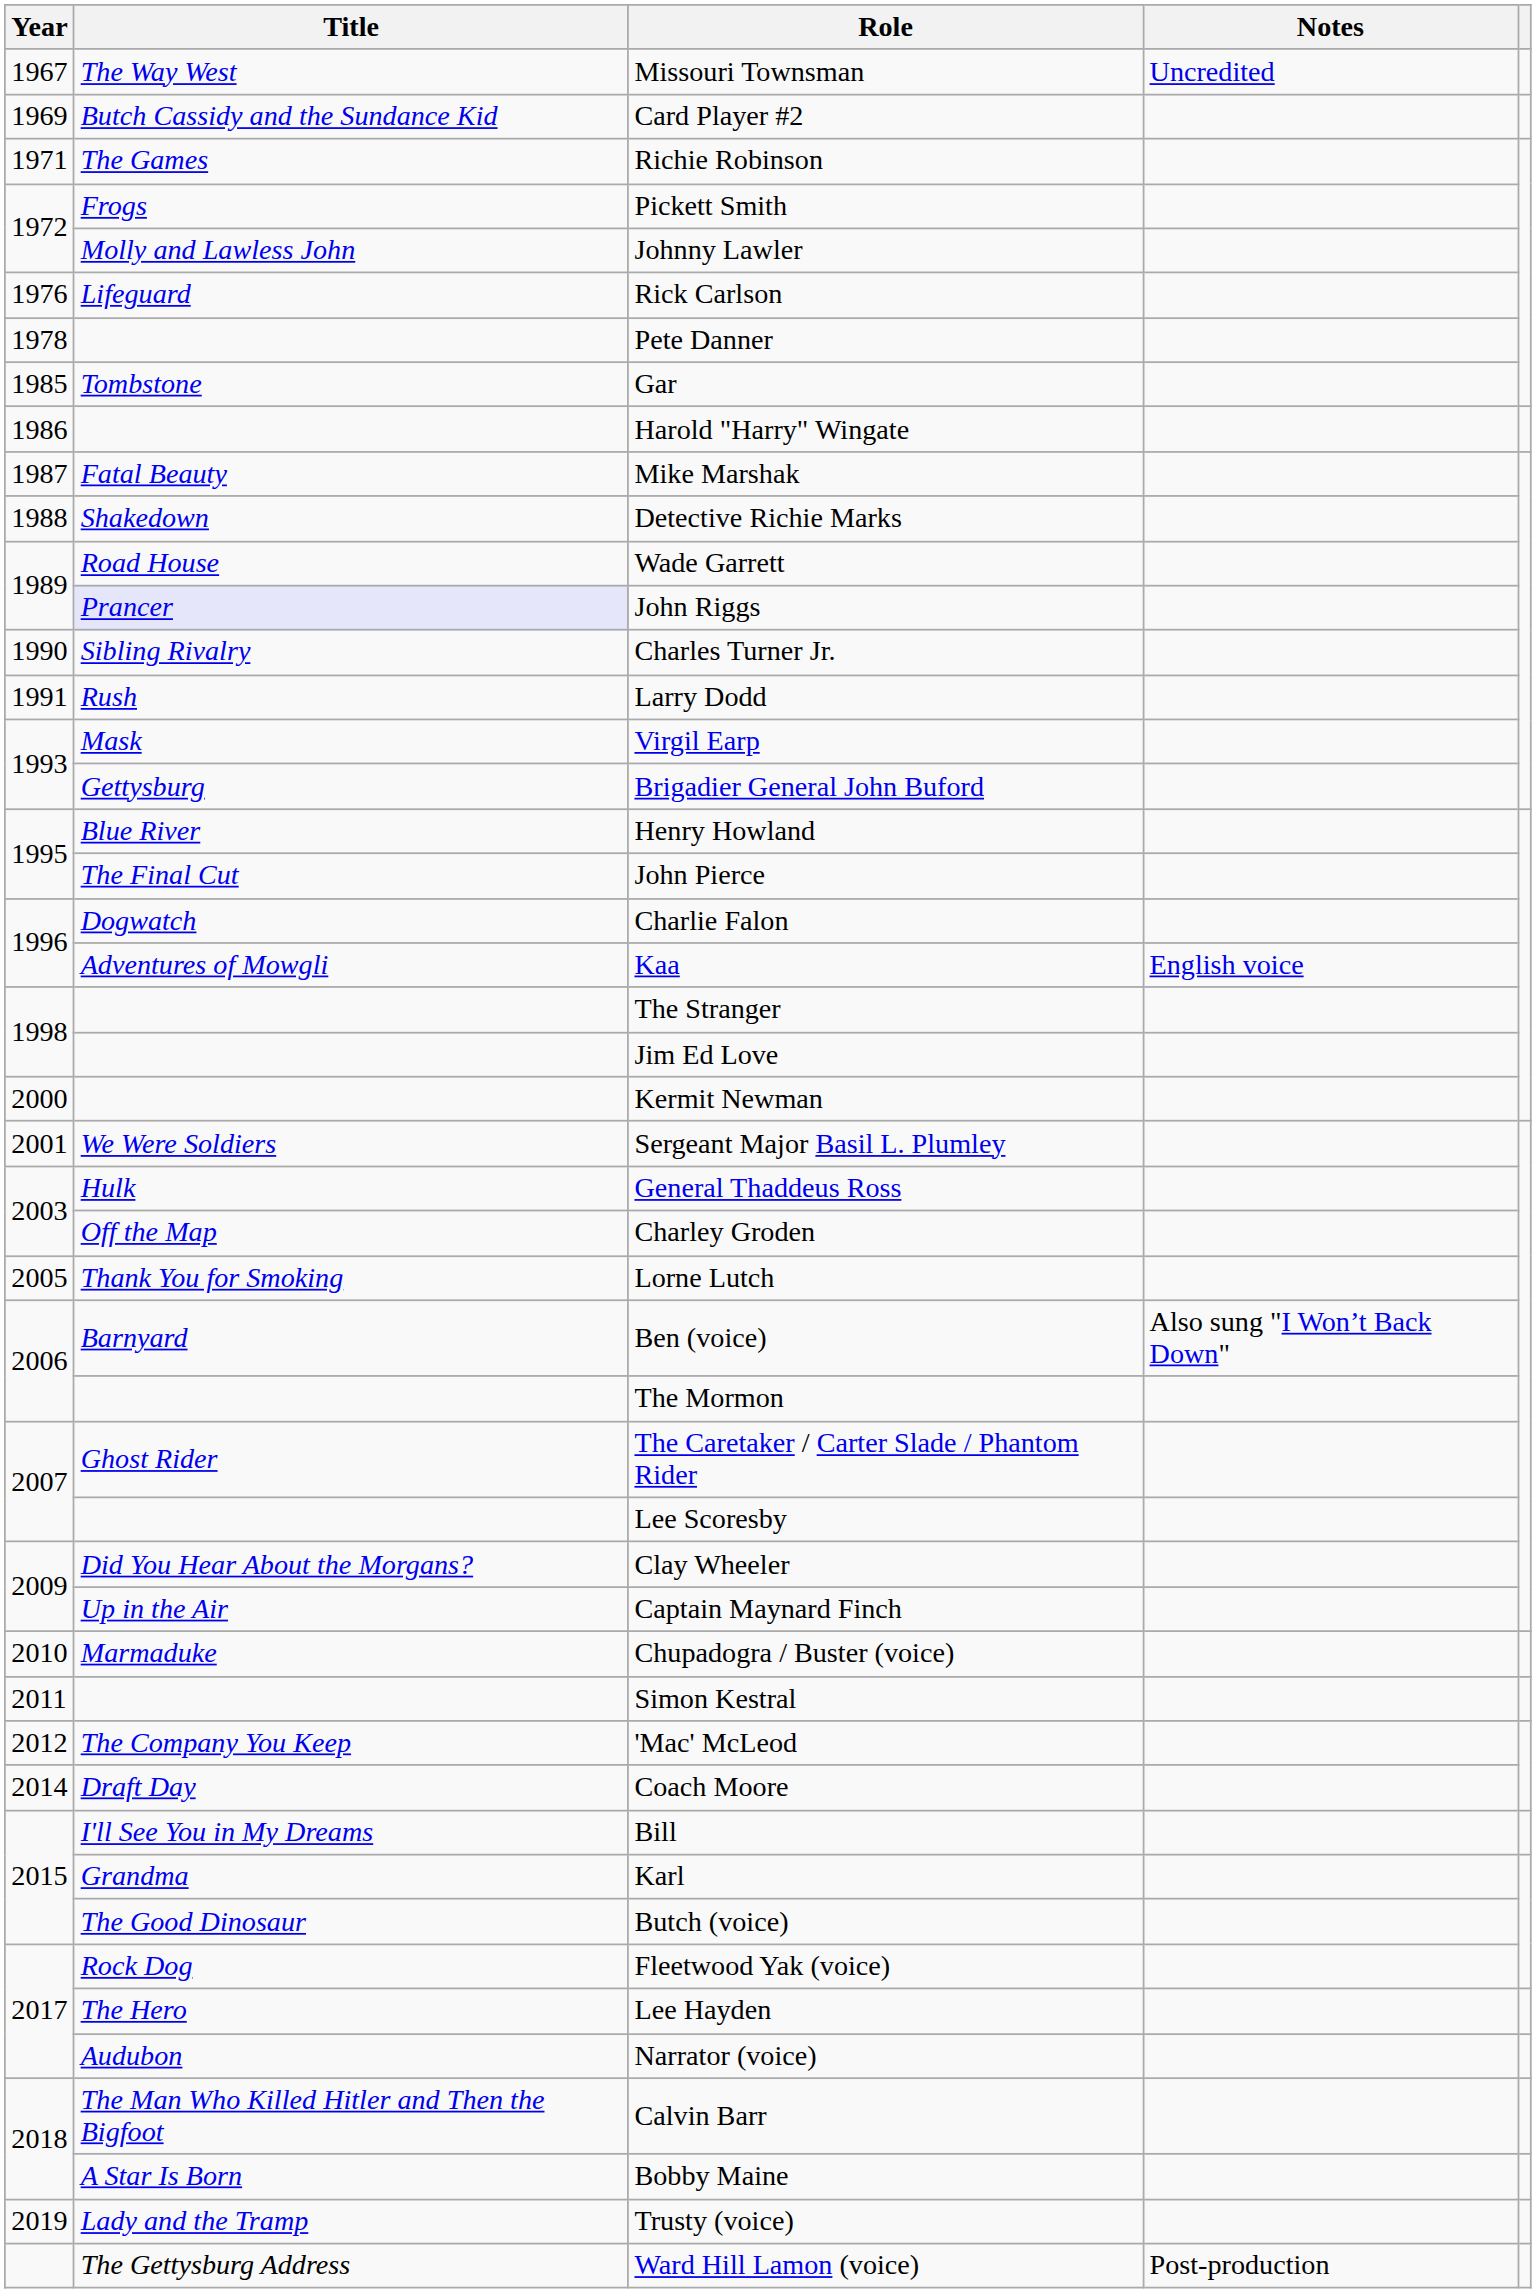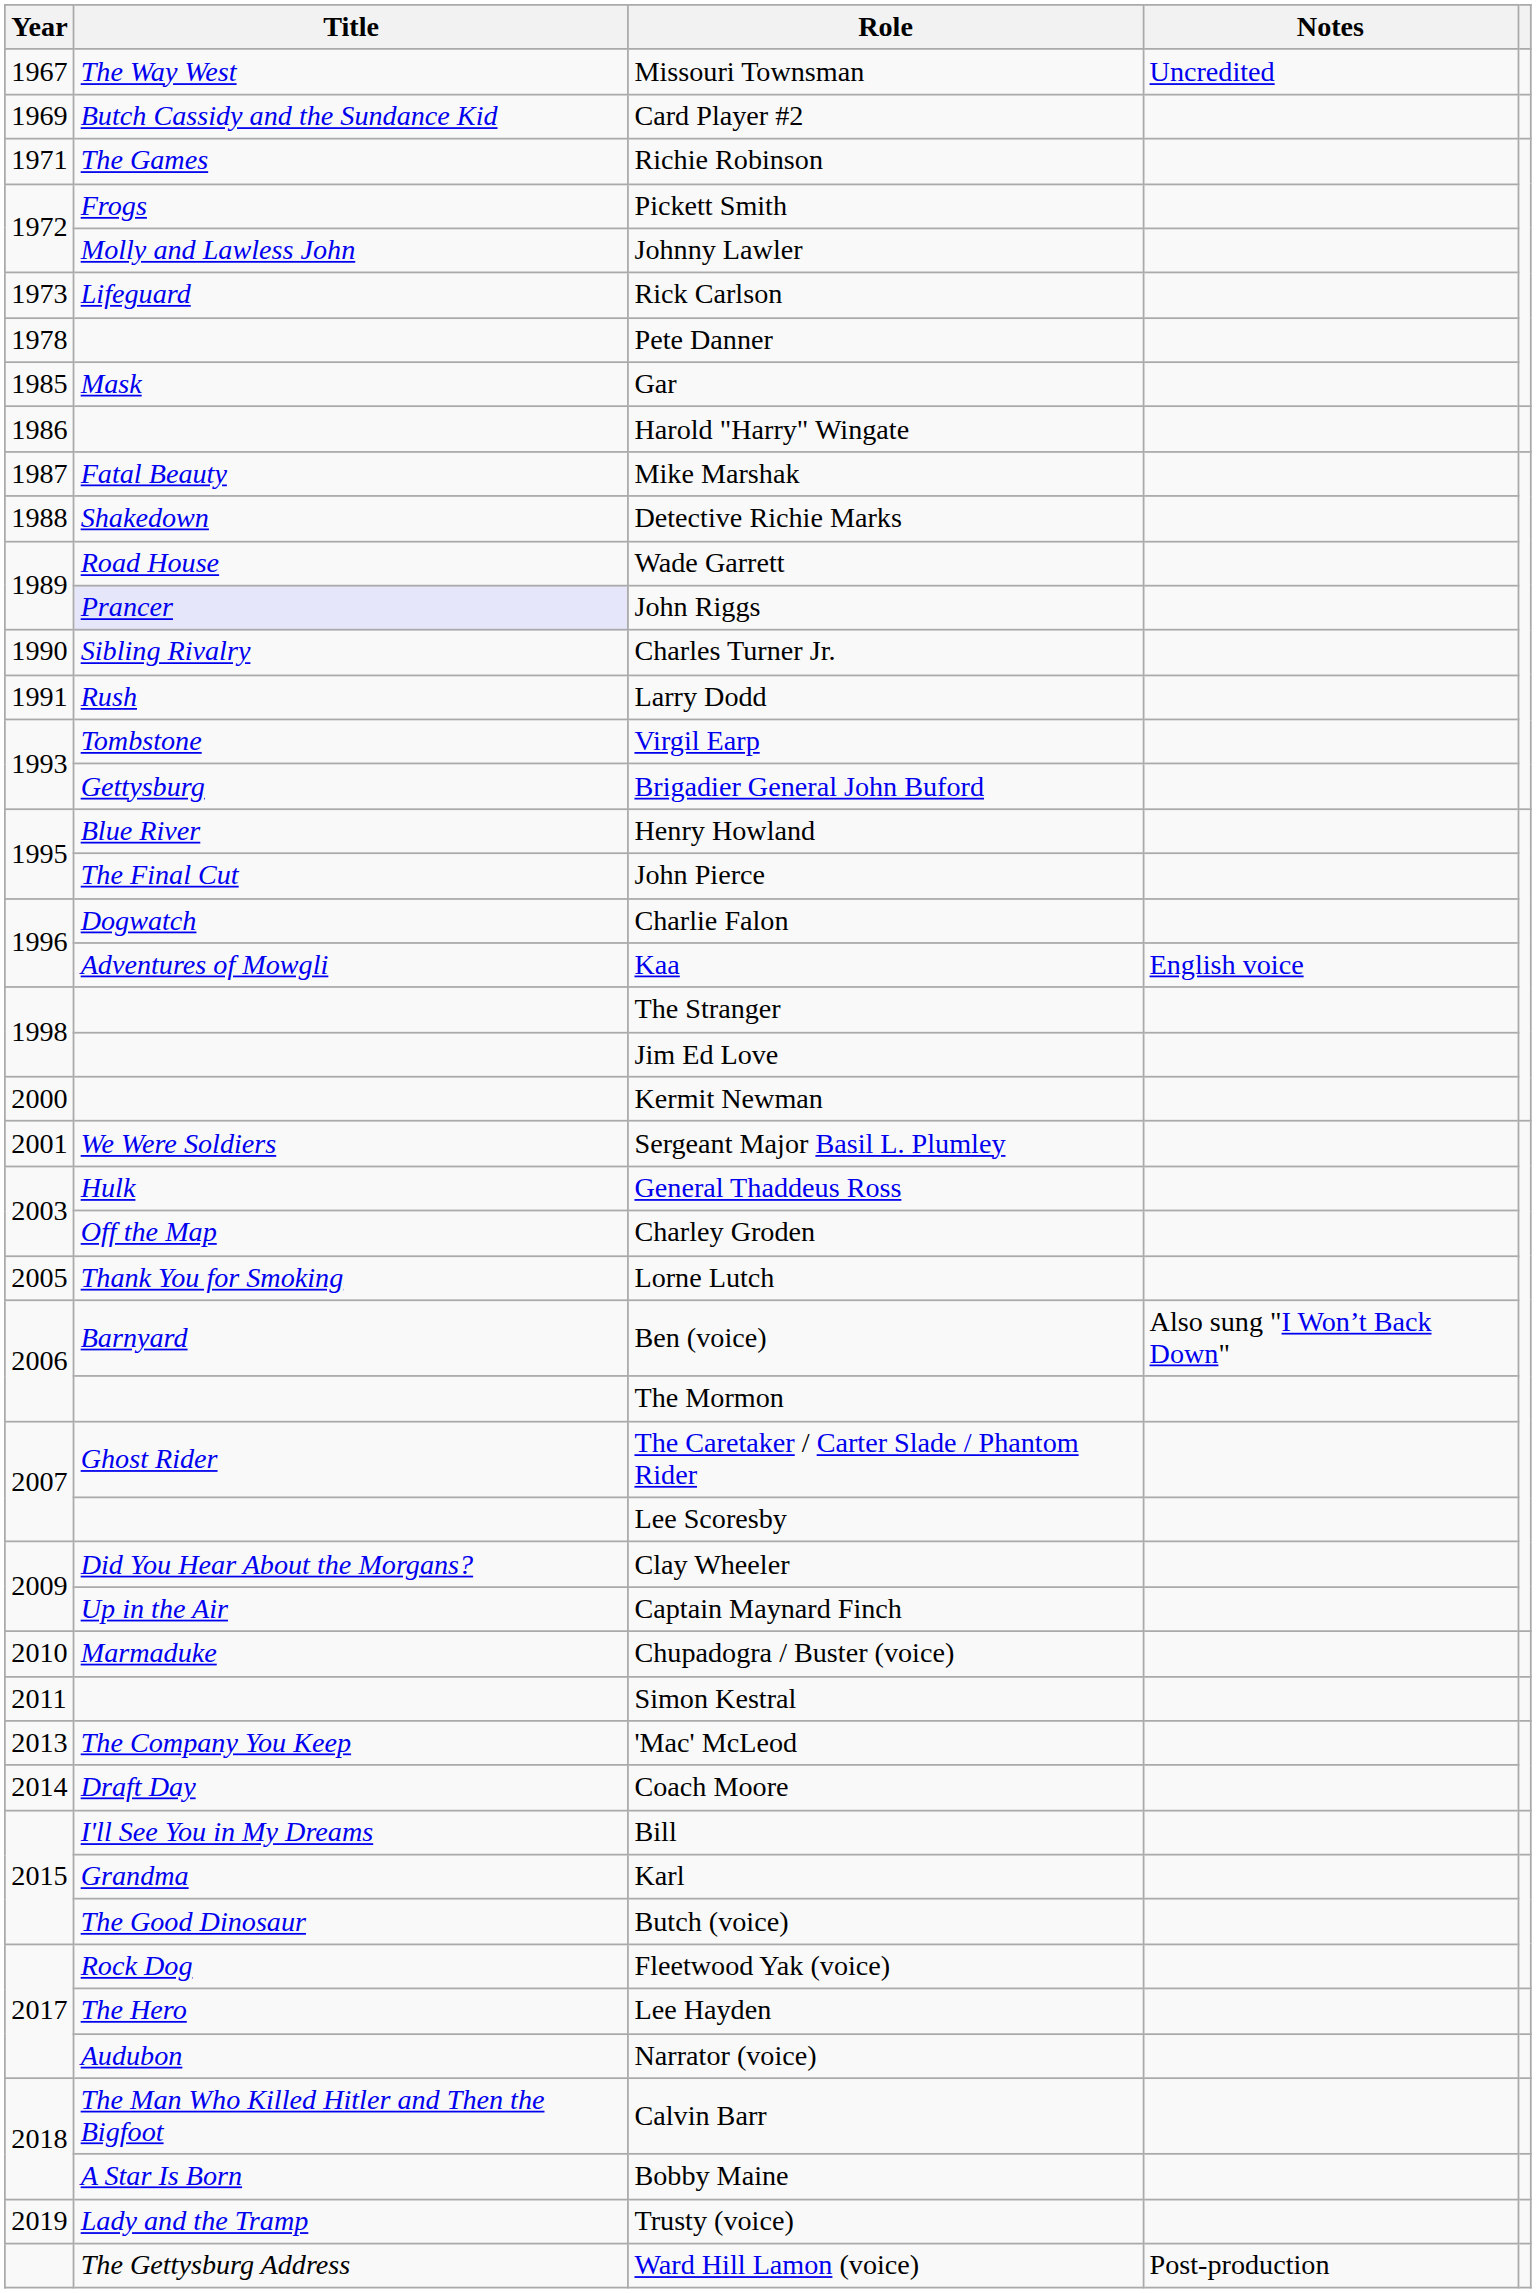(40, 294) 1976 -> (40, 294) 1973
(141, 384) Tombstone -> (111, 384) Mask
(111, 741) Mask -> (141, 741) Tombstone
(40, 1742) 2012 -> (40, 1742) 2013
